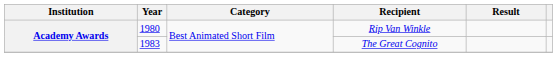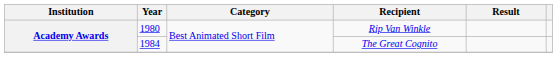(150, 44) 1983 -> (150, 44) 1984
